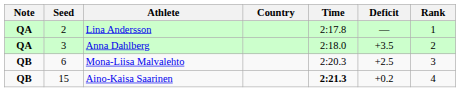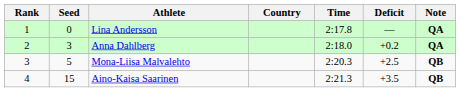columns swapped: (433, 12) <-> (24, 12)
(64, 29) 2 -> (69, 29) 0
(384, 45) +3.5 -> (389, 45) +0.2
(64, 62) 6 -> (69, 62) 5
(333, 78) bold -> (339, 78) normal
(384, 78) +0.2 -> (389, 78) +3.5
